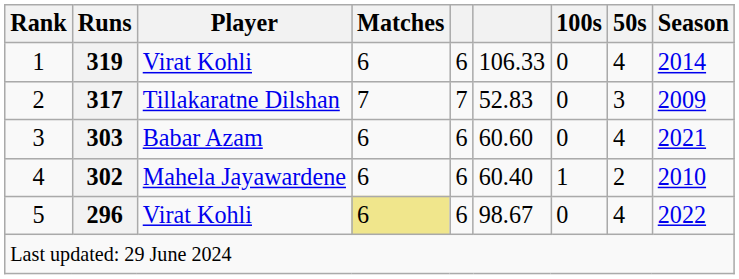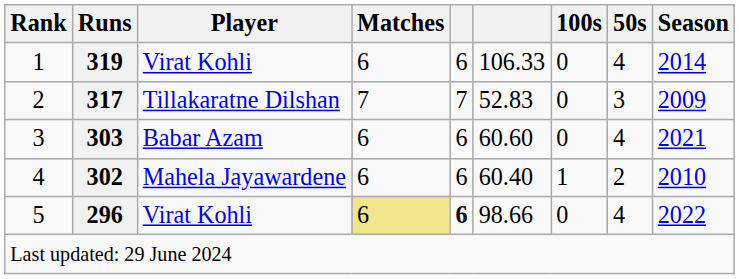(462, 215) normal -> (462, 215) bold
(506, 215) 98.67 -> (506, 215) 98.66
